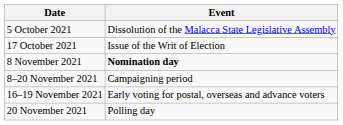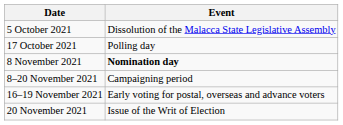(166, 45) Issue of the Writ of Election -> (131, 45) Polling day
(131, 111) Polling day -> (166, 111) Issue of the Writ of Election
